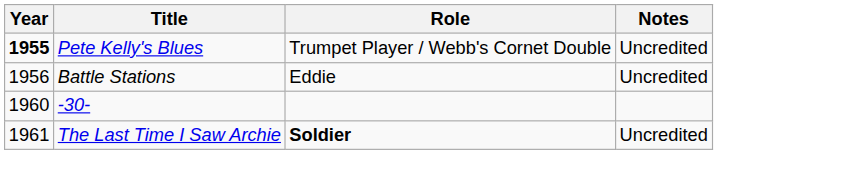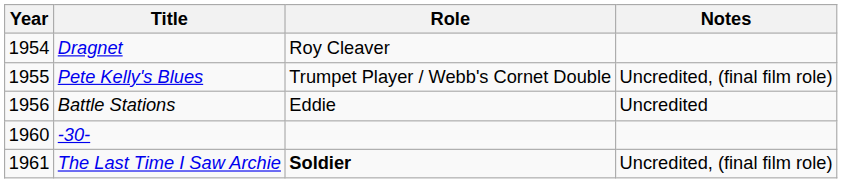+ row: (90, 47)
(29, 47) bold -> (29, 76) normal
(664, 47) Uncredited -> (726, 76) Uncredited, (final film role)
(664, 134) Uncredited -> (726, 163) Uncredited, (final film role)
